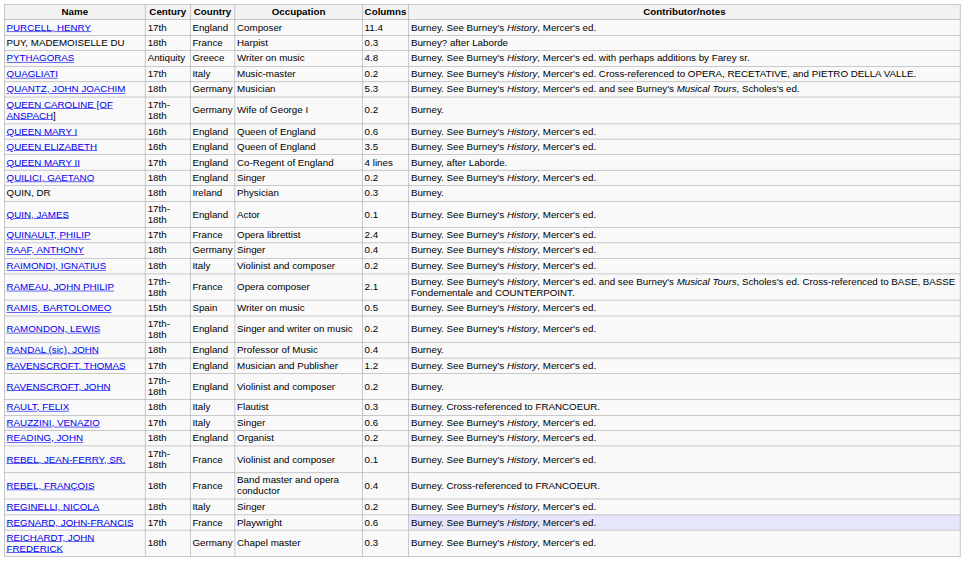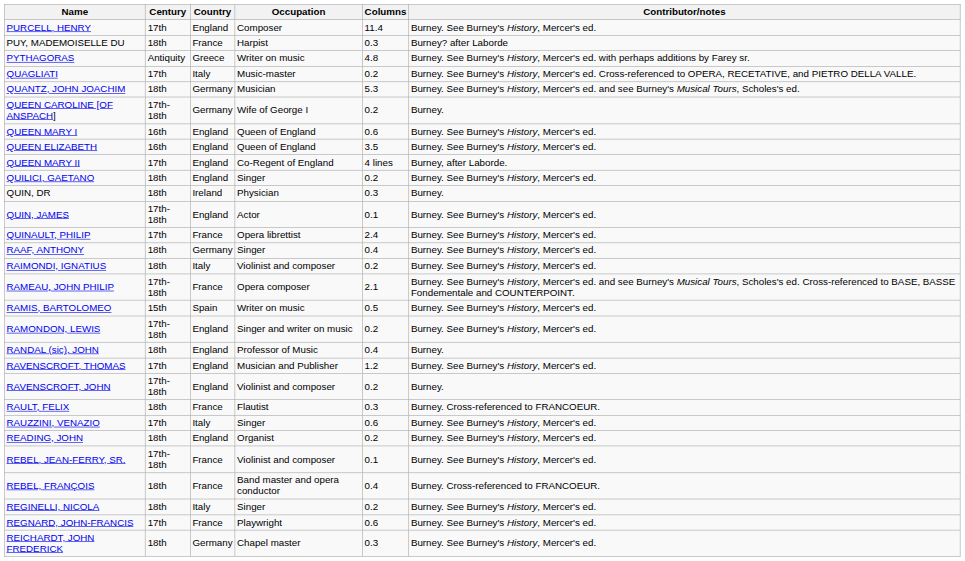(201, 407) Italy -> (208, 407) France
(504, 522) lavender background -> (504, 522) no background
